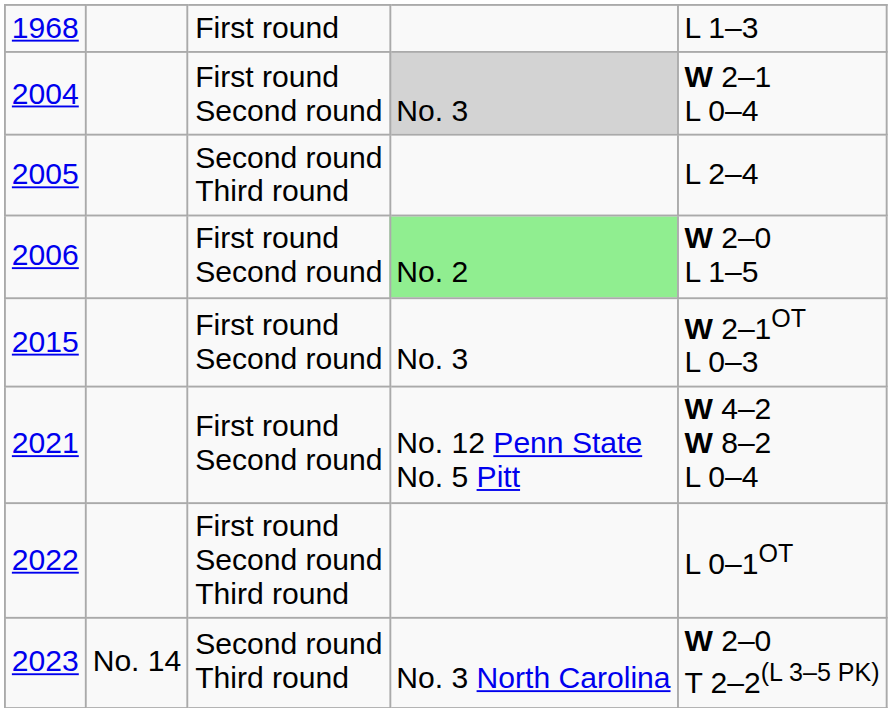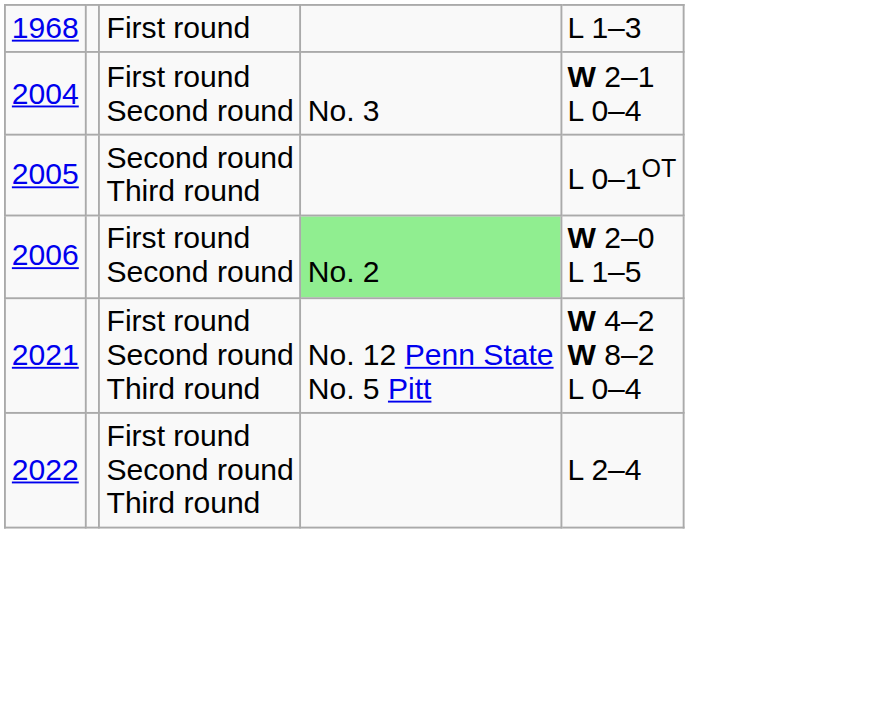(432, 109) lightgrey background -> (344, 109) no background
(721, 174) L 2–4 -> (622, 174) L 0–1OT
- row: (45, 341)
(289, 444) First round Second round -> (200, 354) First round Second round Third round
(739, 559) L 0–1OT -> (604, 469) L 2–4
- row: (45, 662)
